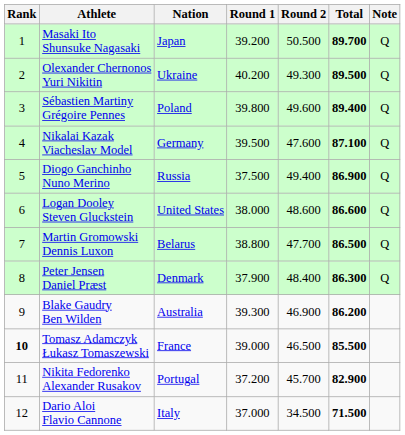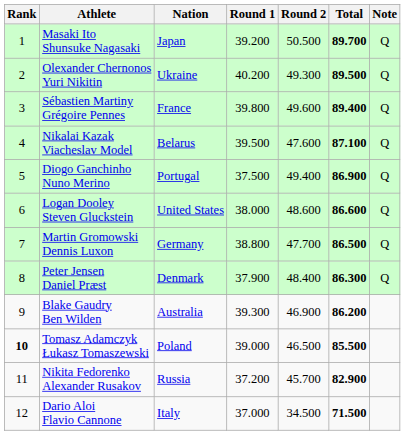(174, 108) Poland -> (174, 108) France
(180, 142) Germany -> (176, 142) Belarus
(174, 176) Russia -> (178, 176) Portugal
(176, 244) Belarus -> (180, 244) Germany
(174, 345) France -> (174, 345) Poland
(178, 379) Portugal -> (174, 379) Russia
